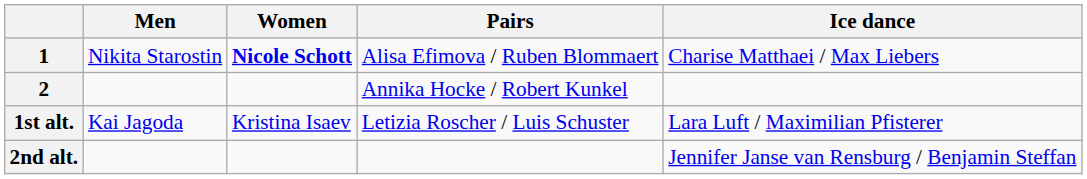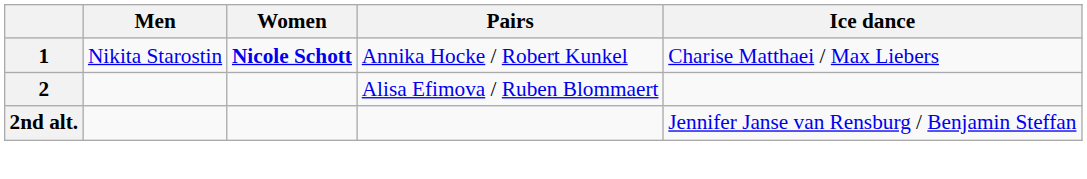(510, 55) Alisa Efimova / Ruben Blommaert -> (495, 55) Annika Hocke / Robert Kunkel
(495, 88) Annika Hocke / Robert Kunkel -> (510, 88) Alisa Efimova / Ruben Blommaert
- row: (44, 122)
